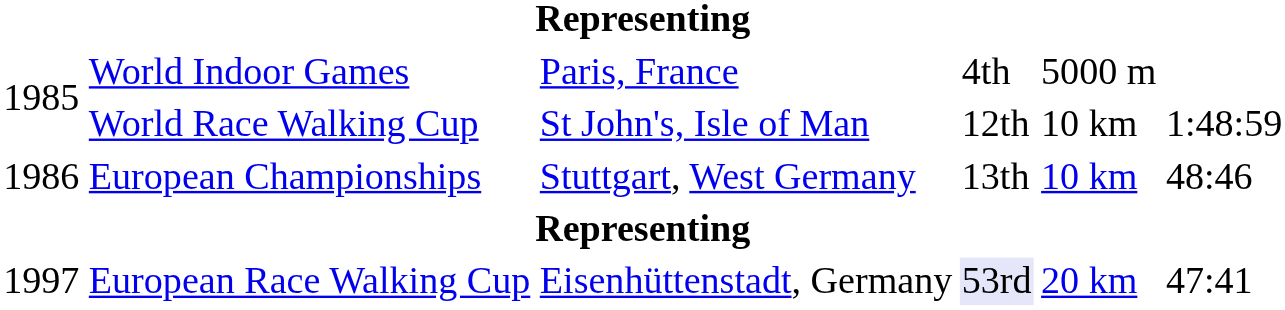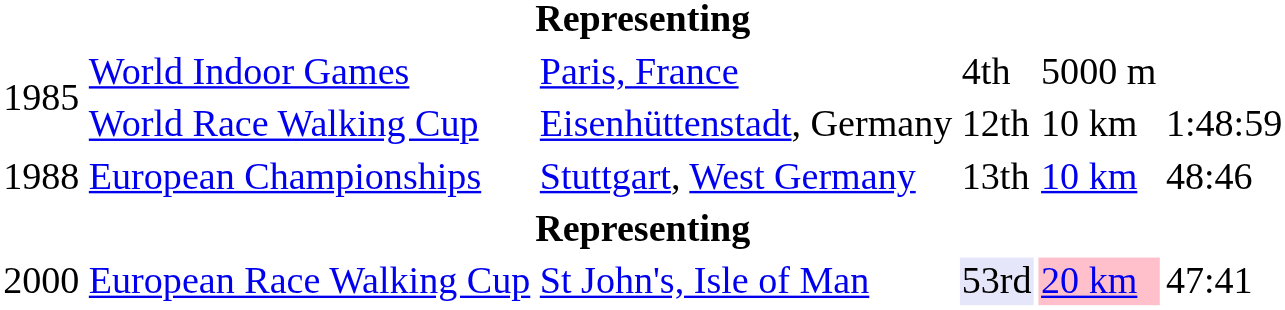(705, 123) St John's, Isle of Man -> (746, 123) Eisenhüttenstadt, Germany
(41, 175) 1986 -> (41, 175) 1988
(41, 280) 1997 -> (41, 280) 2000
(746, 280) Eisenhüttenstadt, Germany -> (705, 280) St John's, Isle of Man
(1089, 280) no background -> (1089, 280) pink background
